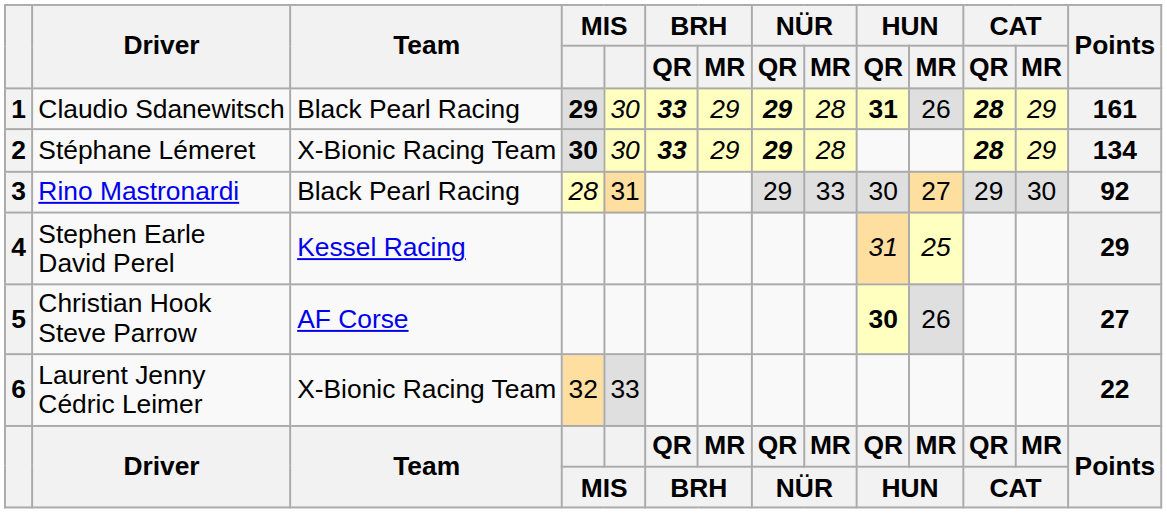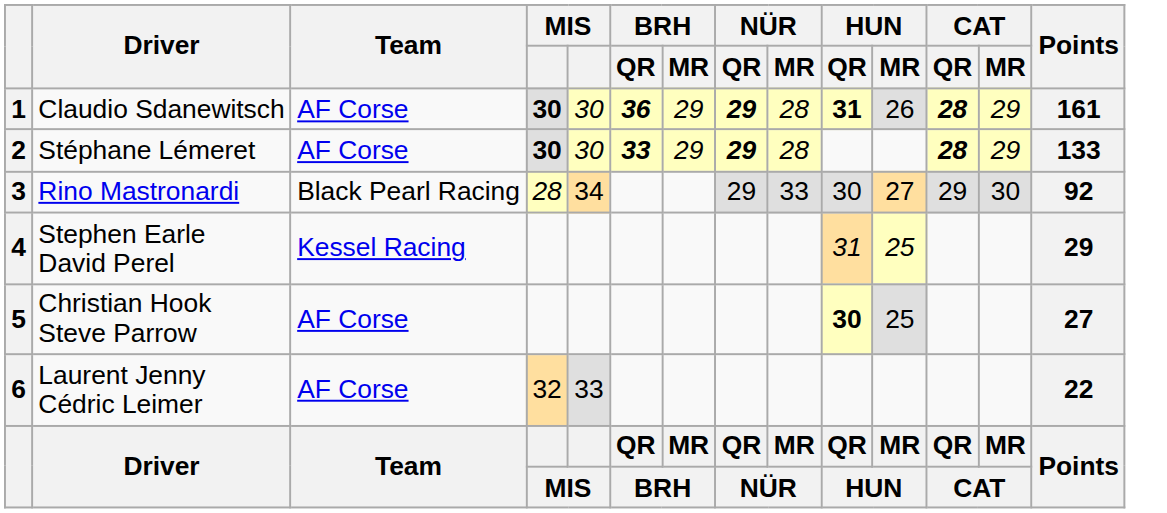(409, 109) Black Pearl Racing -> (353, 109) AF Corse
(583, 109) 29 -> (547, 109) 30
(672, 109) 33 -> (636, 109) 36
(427, 150) X-Bionic Racing Team -> (353, 150) AF Corse
(1115, 150) 134 -> (1079, 150) 133
(625, 192) 31 -> (589, 192) 34
(936, 319) 26 -> (900, 319) 25
(427, 389) X-Bionic Racing Team -> (353, 389) AF Corse
